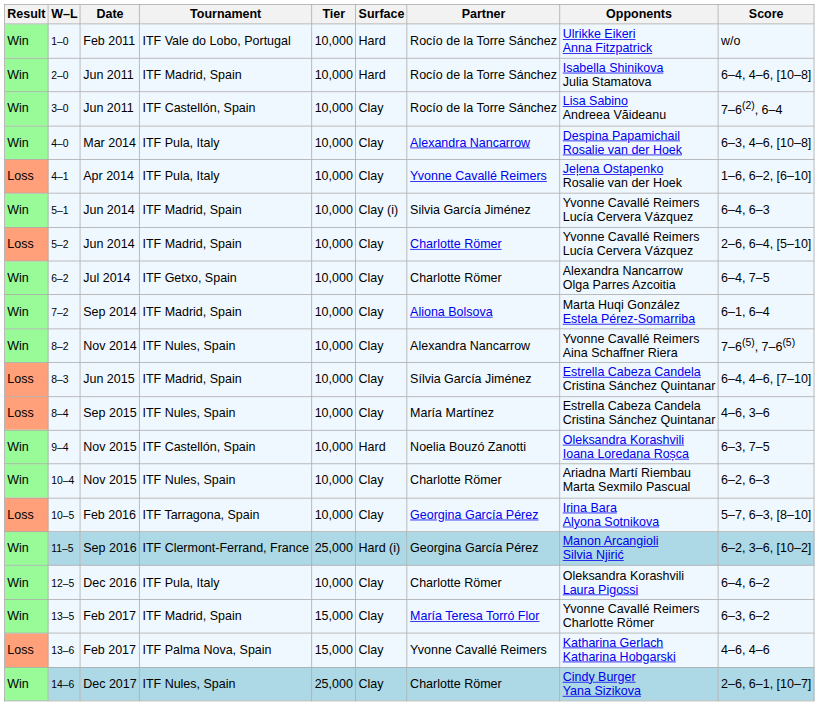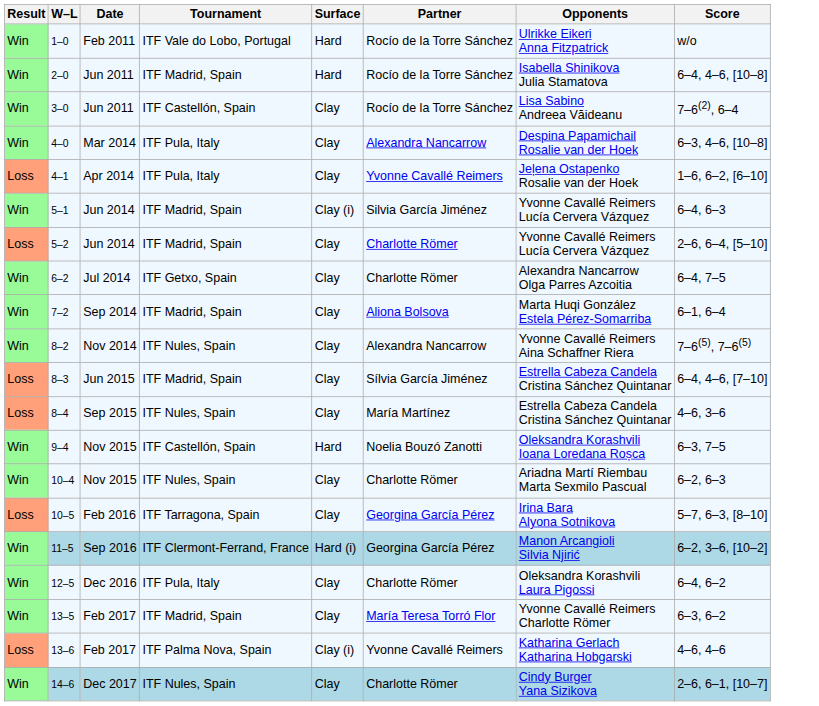- column: (334, 14)
(371, 650) Clay -> (334, 650) Clay (i)
